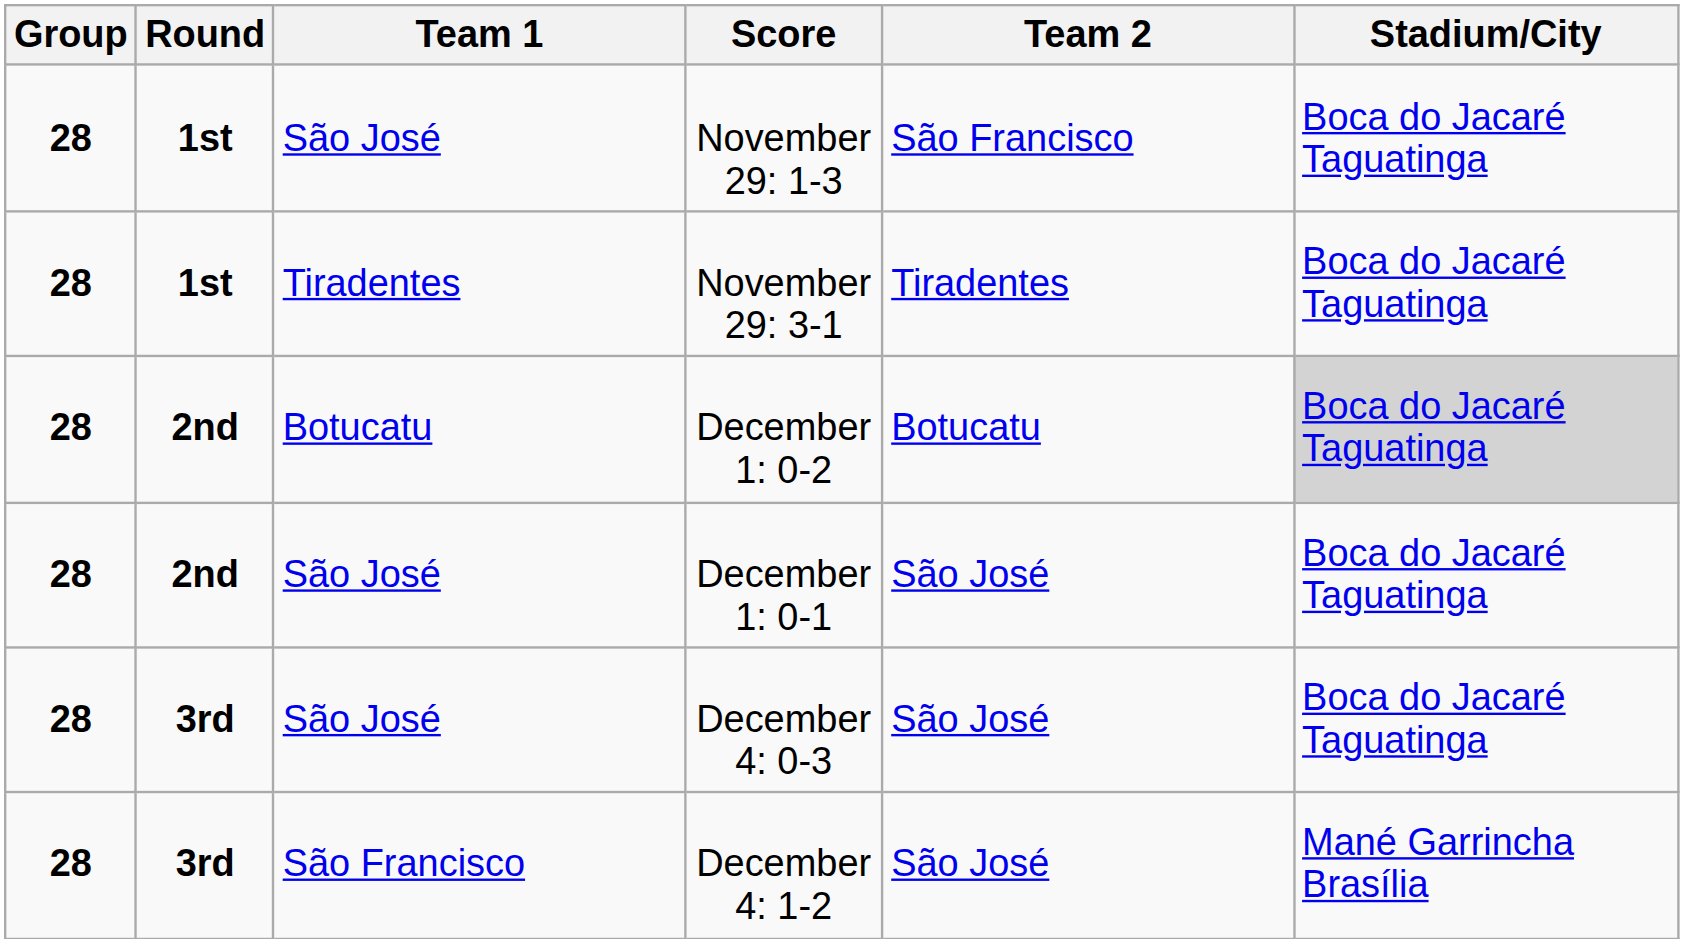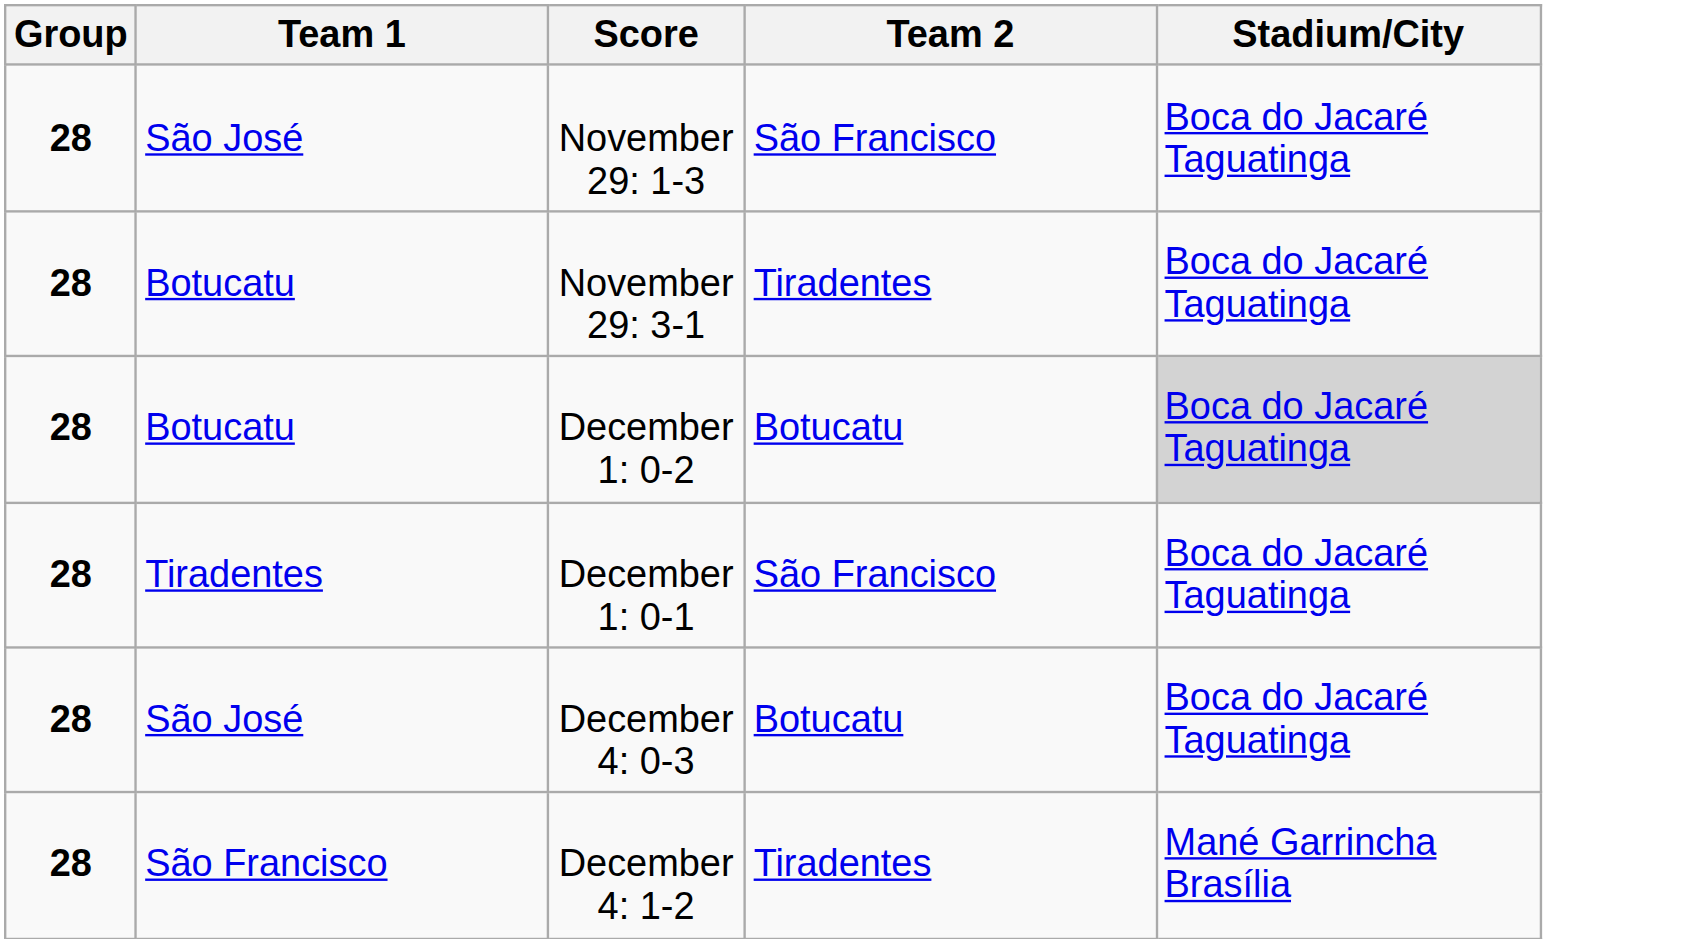- column: (205, 34)
(372, 282) Tiradentes -> (220, 282) Botucatu
(362, 573) São José -> (234, 573) Tiradentes
(970, 573) São José -> (875, 573) São Francisco
(970, 719) São José -> (829, 719) Botucatu
(970, 864) São José -> (843, 864) Tiradentes
